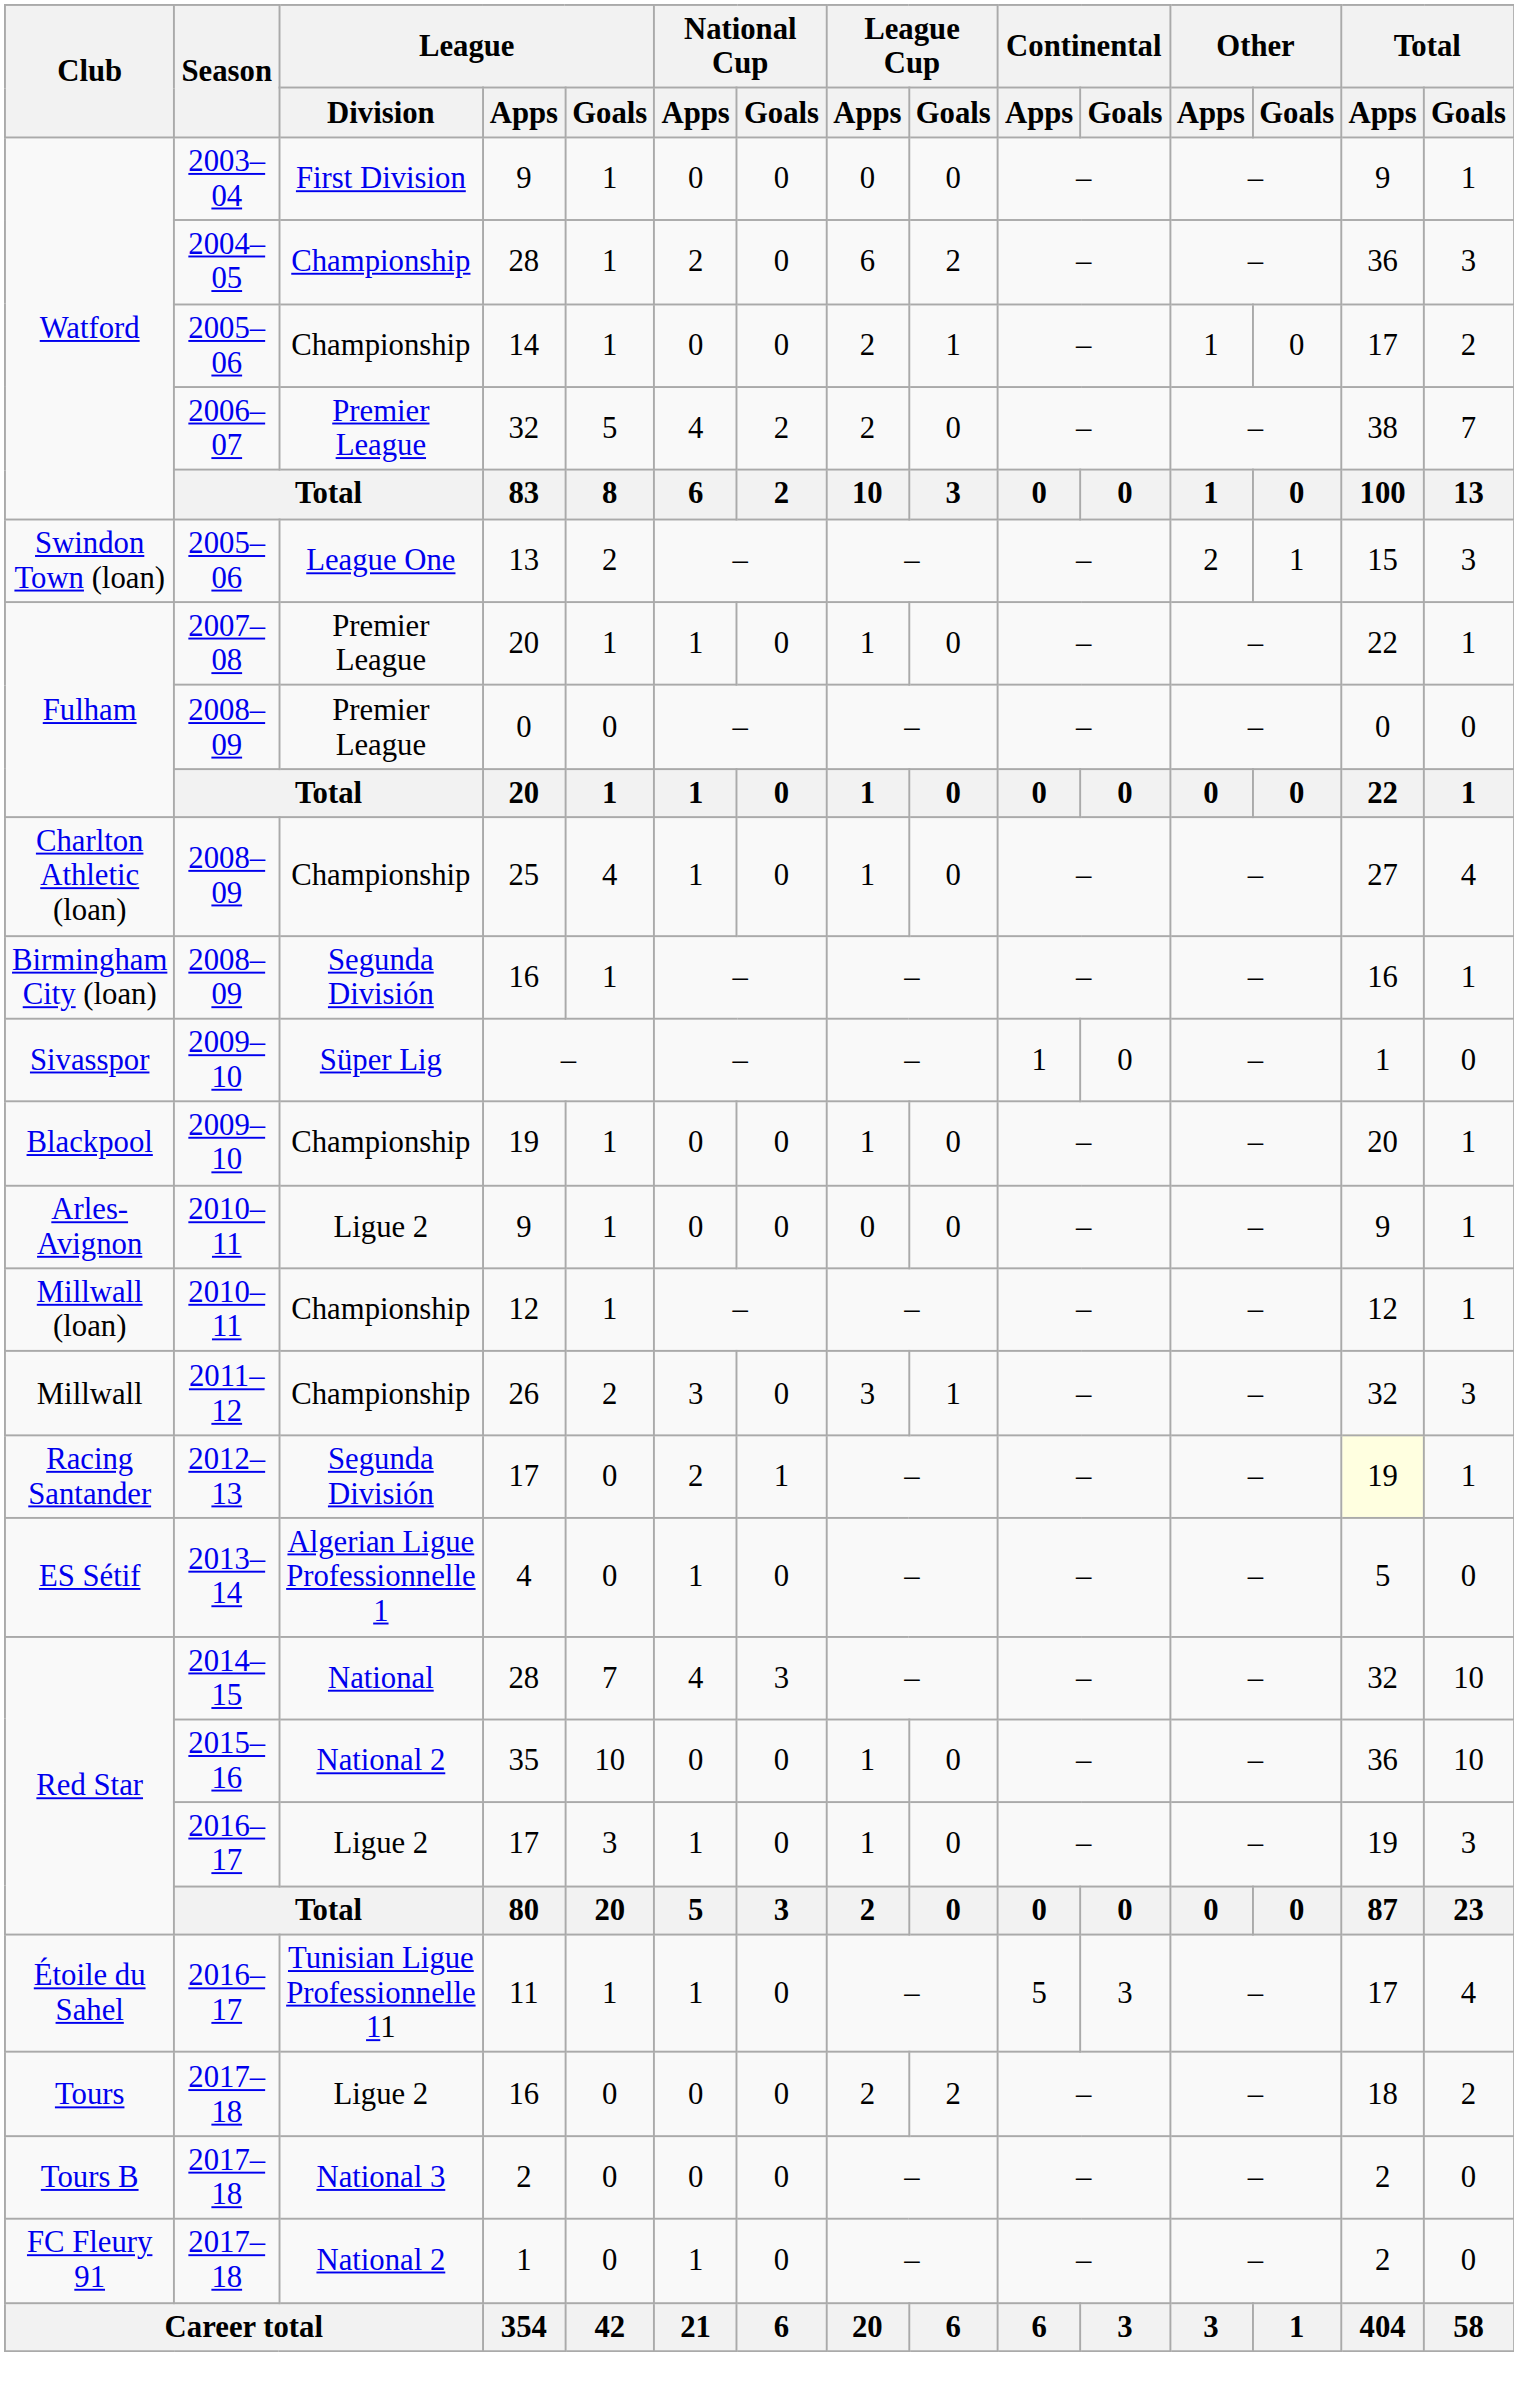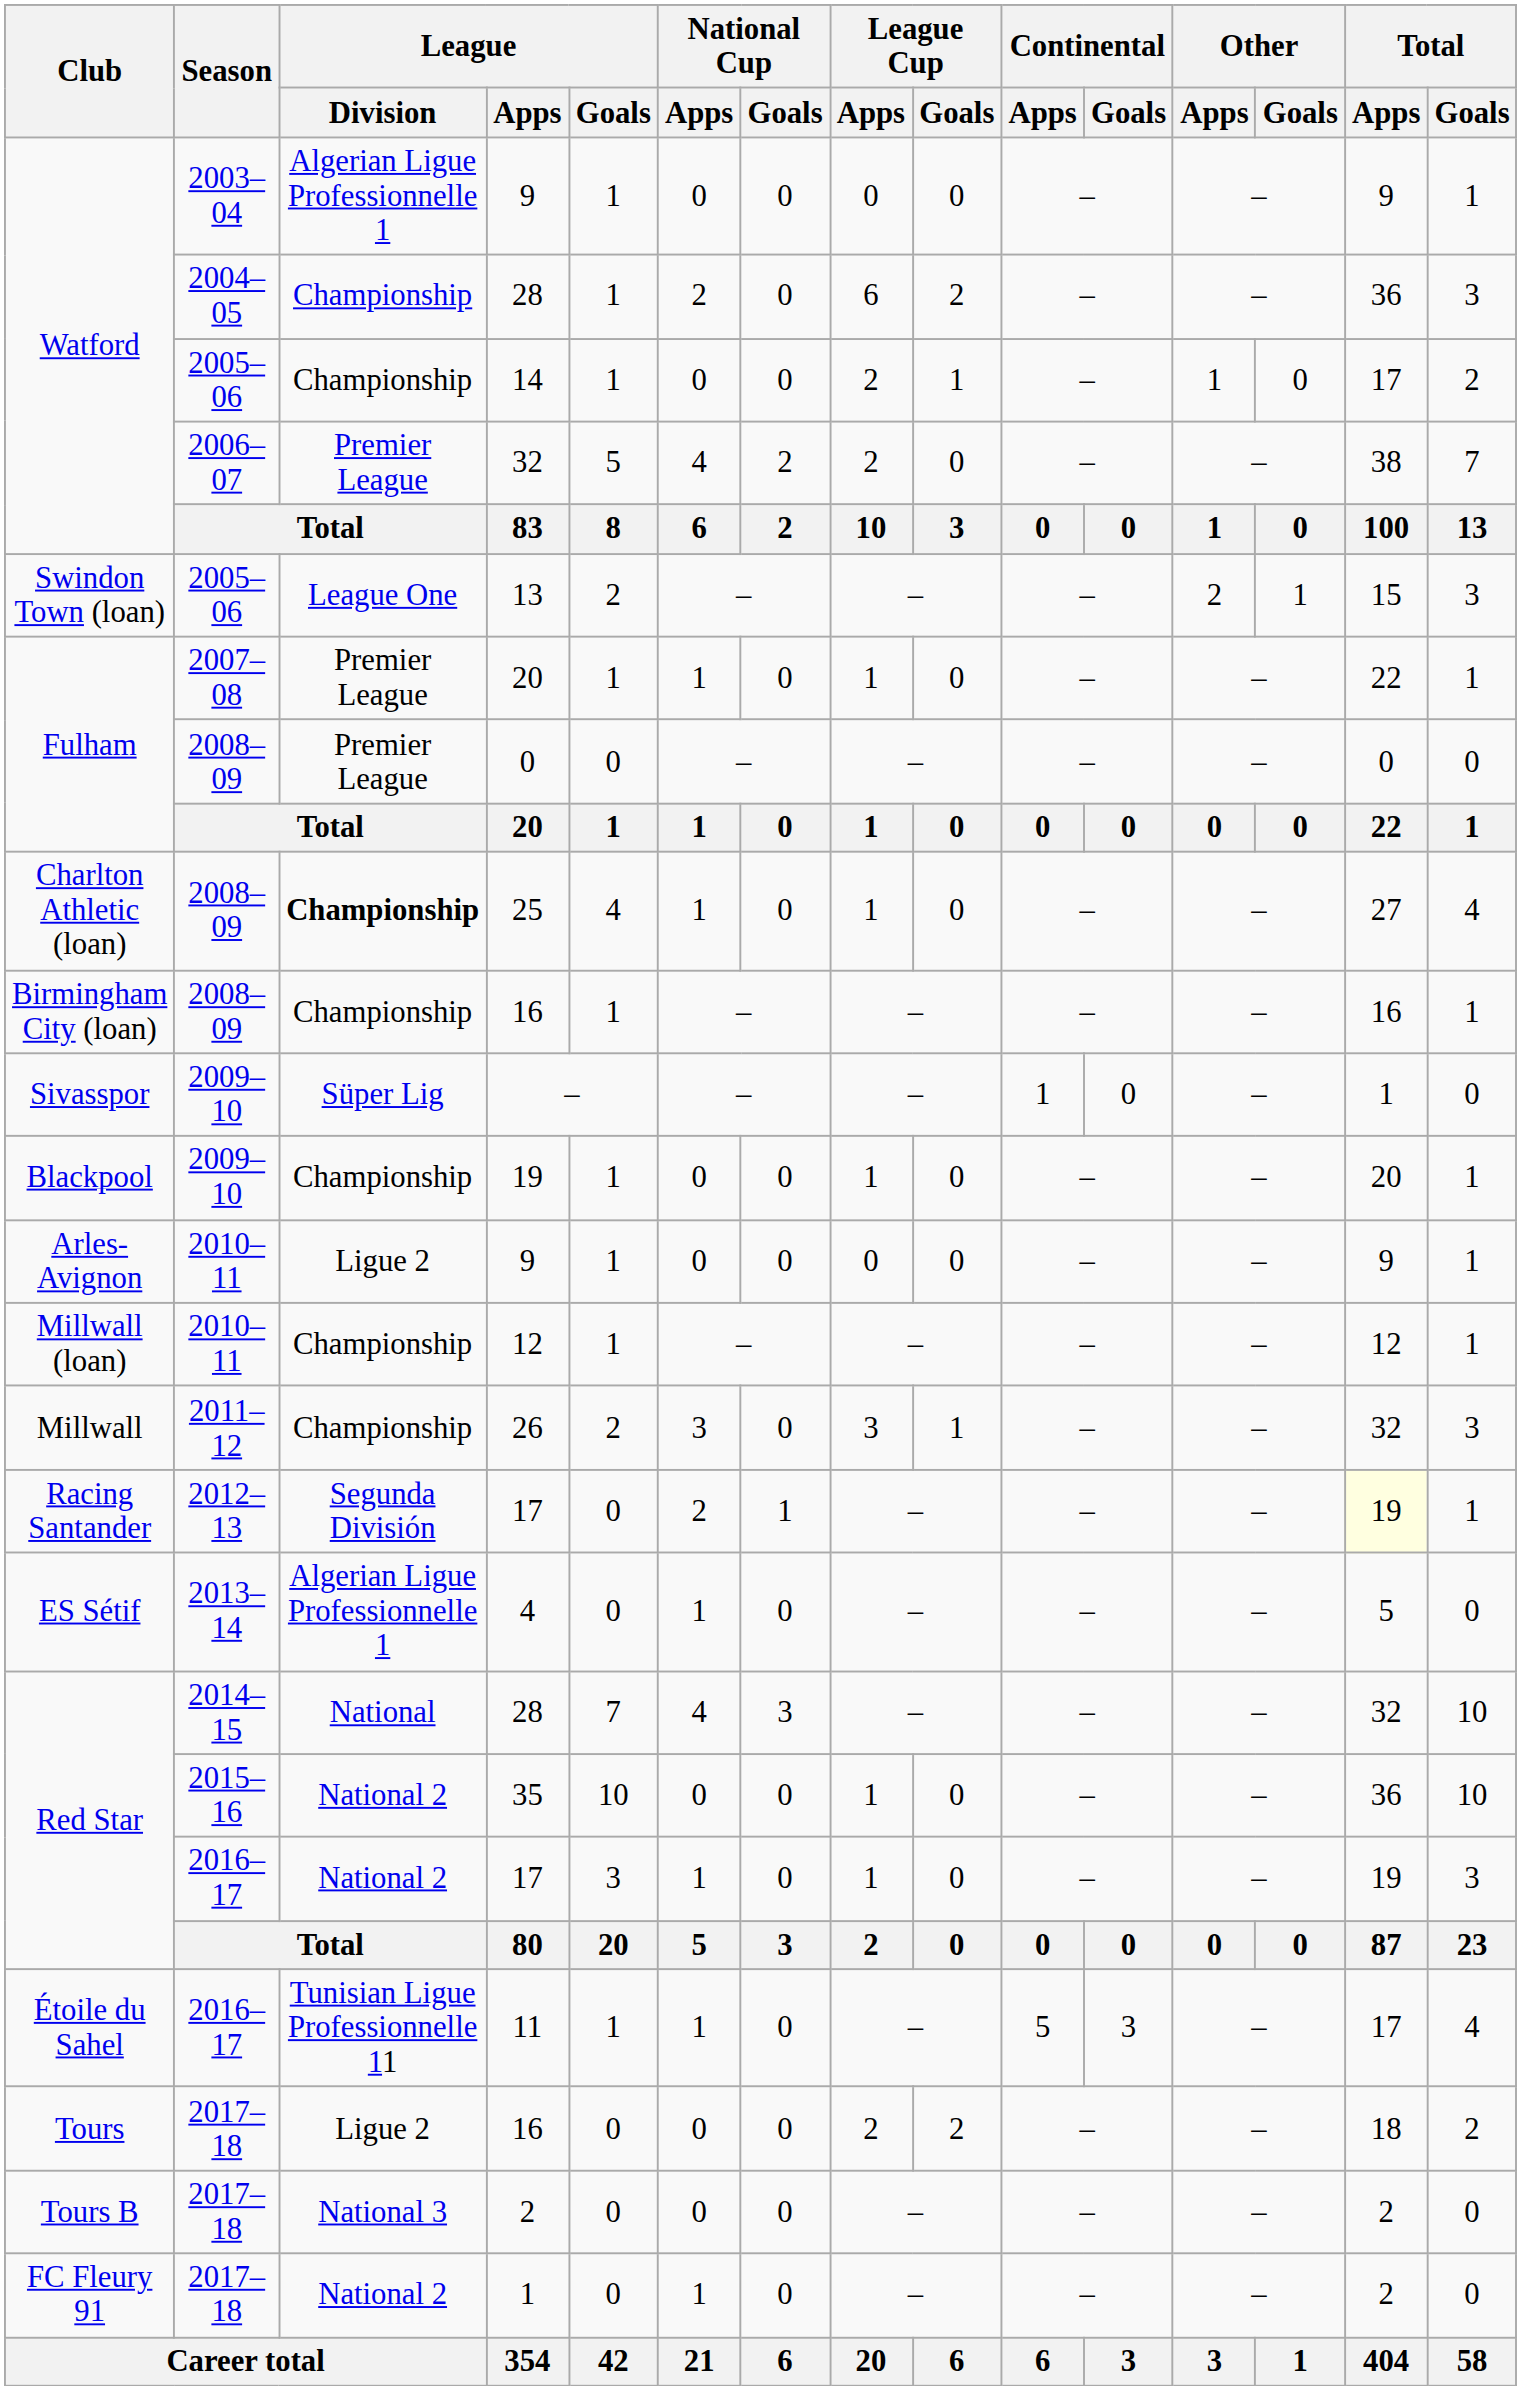(381, 178) First Division -> (383, 195) Algerian Ligue Professionnelle 1
(381, 875) normal -> (383, 910) bold
(381, 976) Segunda División -> (383, 1010) Championship
(381, 1843) Ligue 2 -> (383, 1878) National 2
